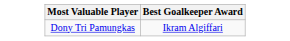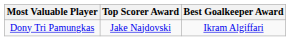+ column: (141, 12)
